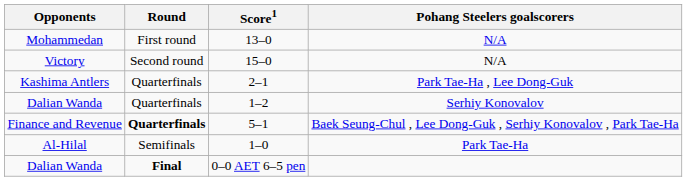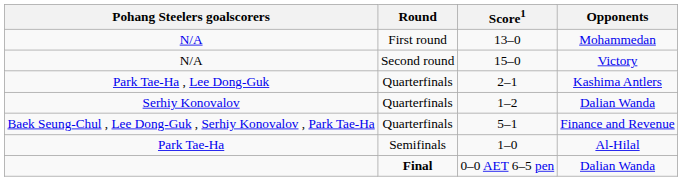columns swapped: (65, 16) <-> (495, 16)
(167, 123) bold -> (418, 123) normal
